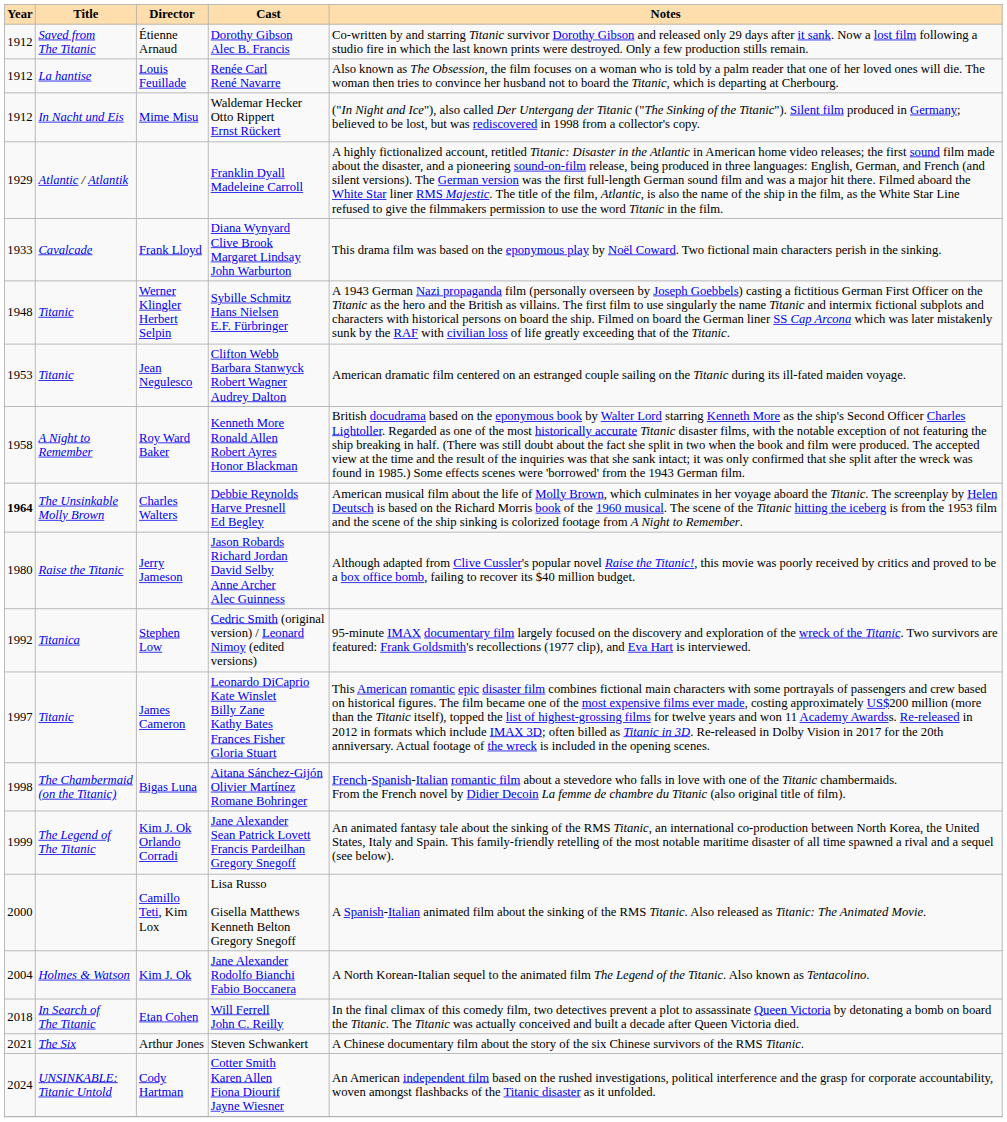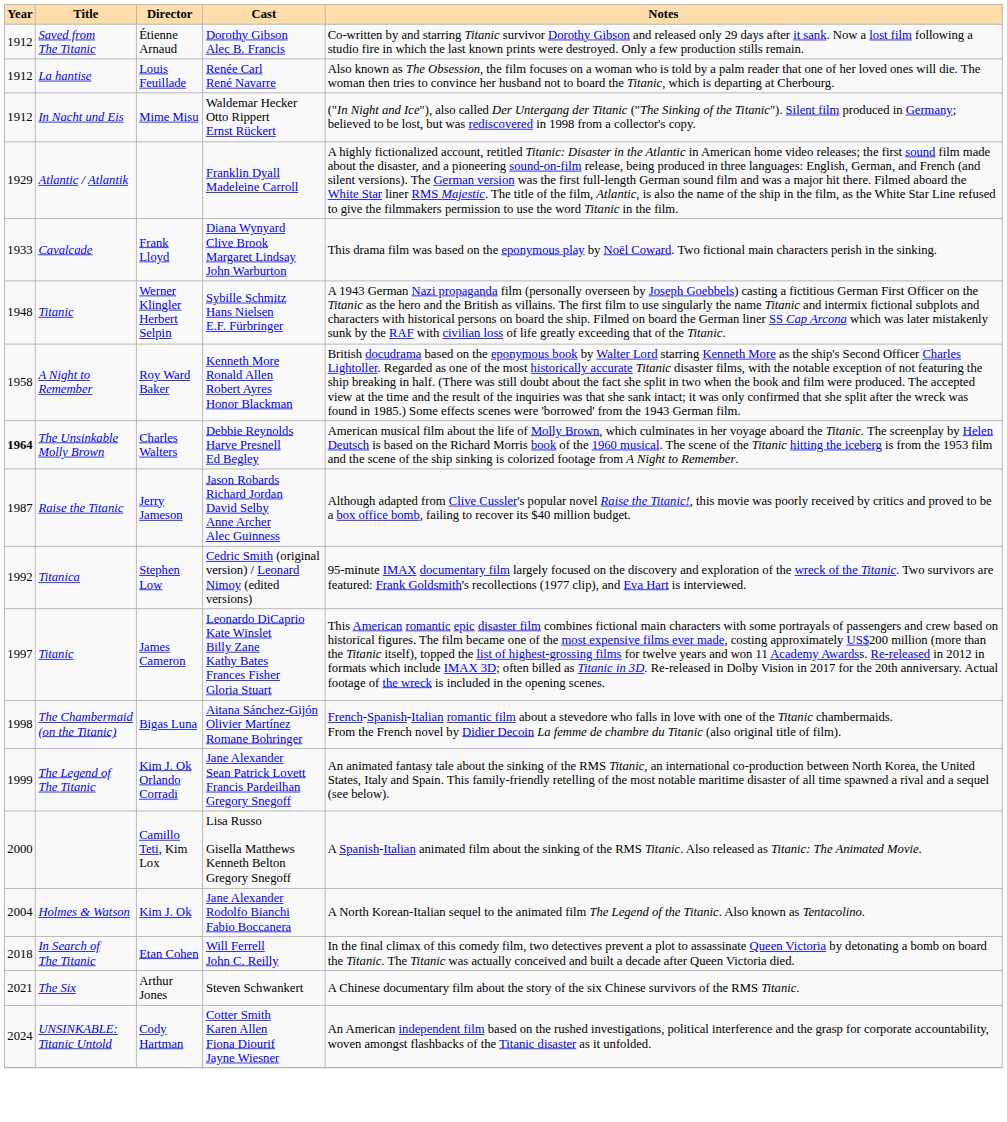- row: (166, 375)
(20, 570) 1980 -> (20, 507) 1987
